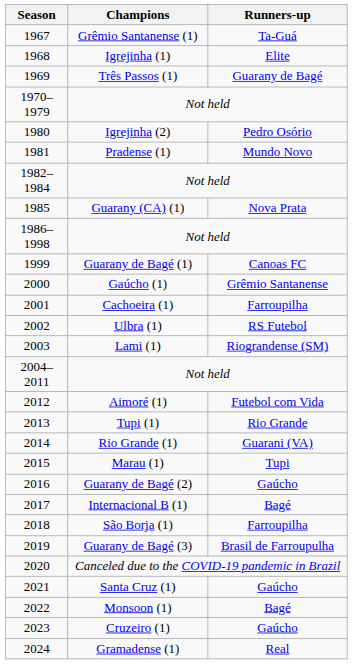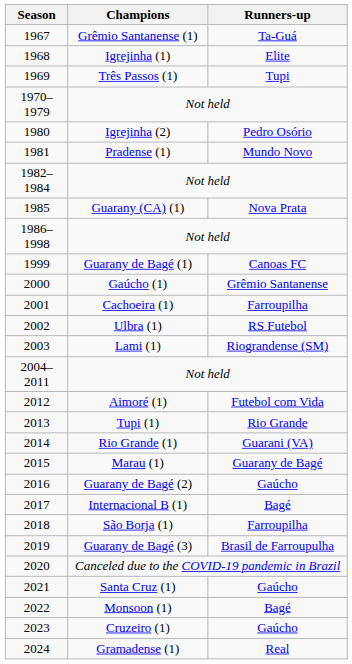(277, 76) Guarany de Bagé -> (277, 76) Tupi
(277, 463) Tupi -> (277, 463) Guarany de Bagé
